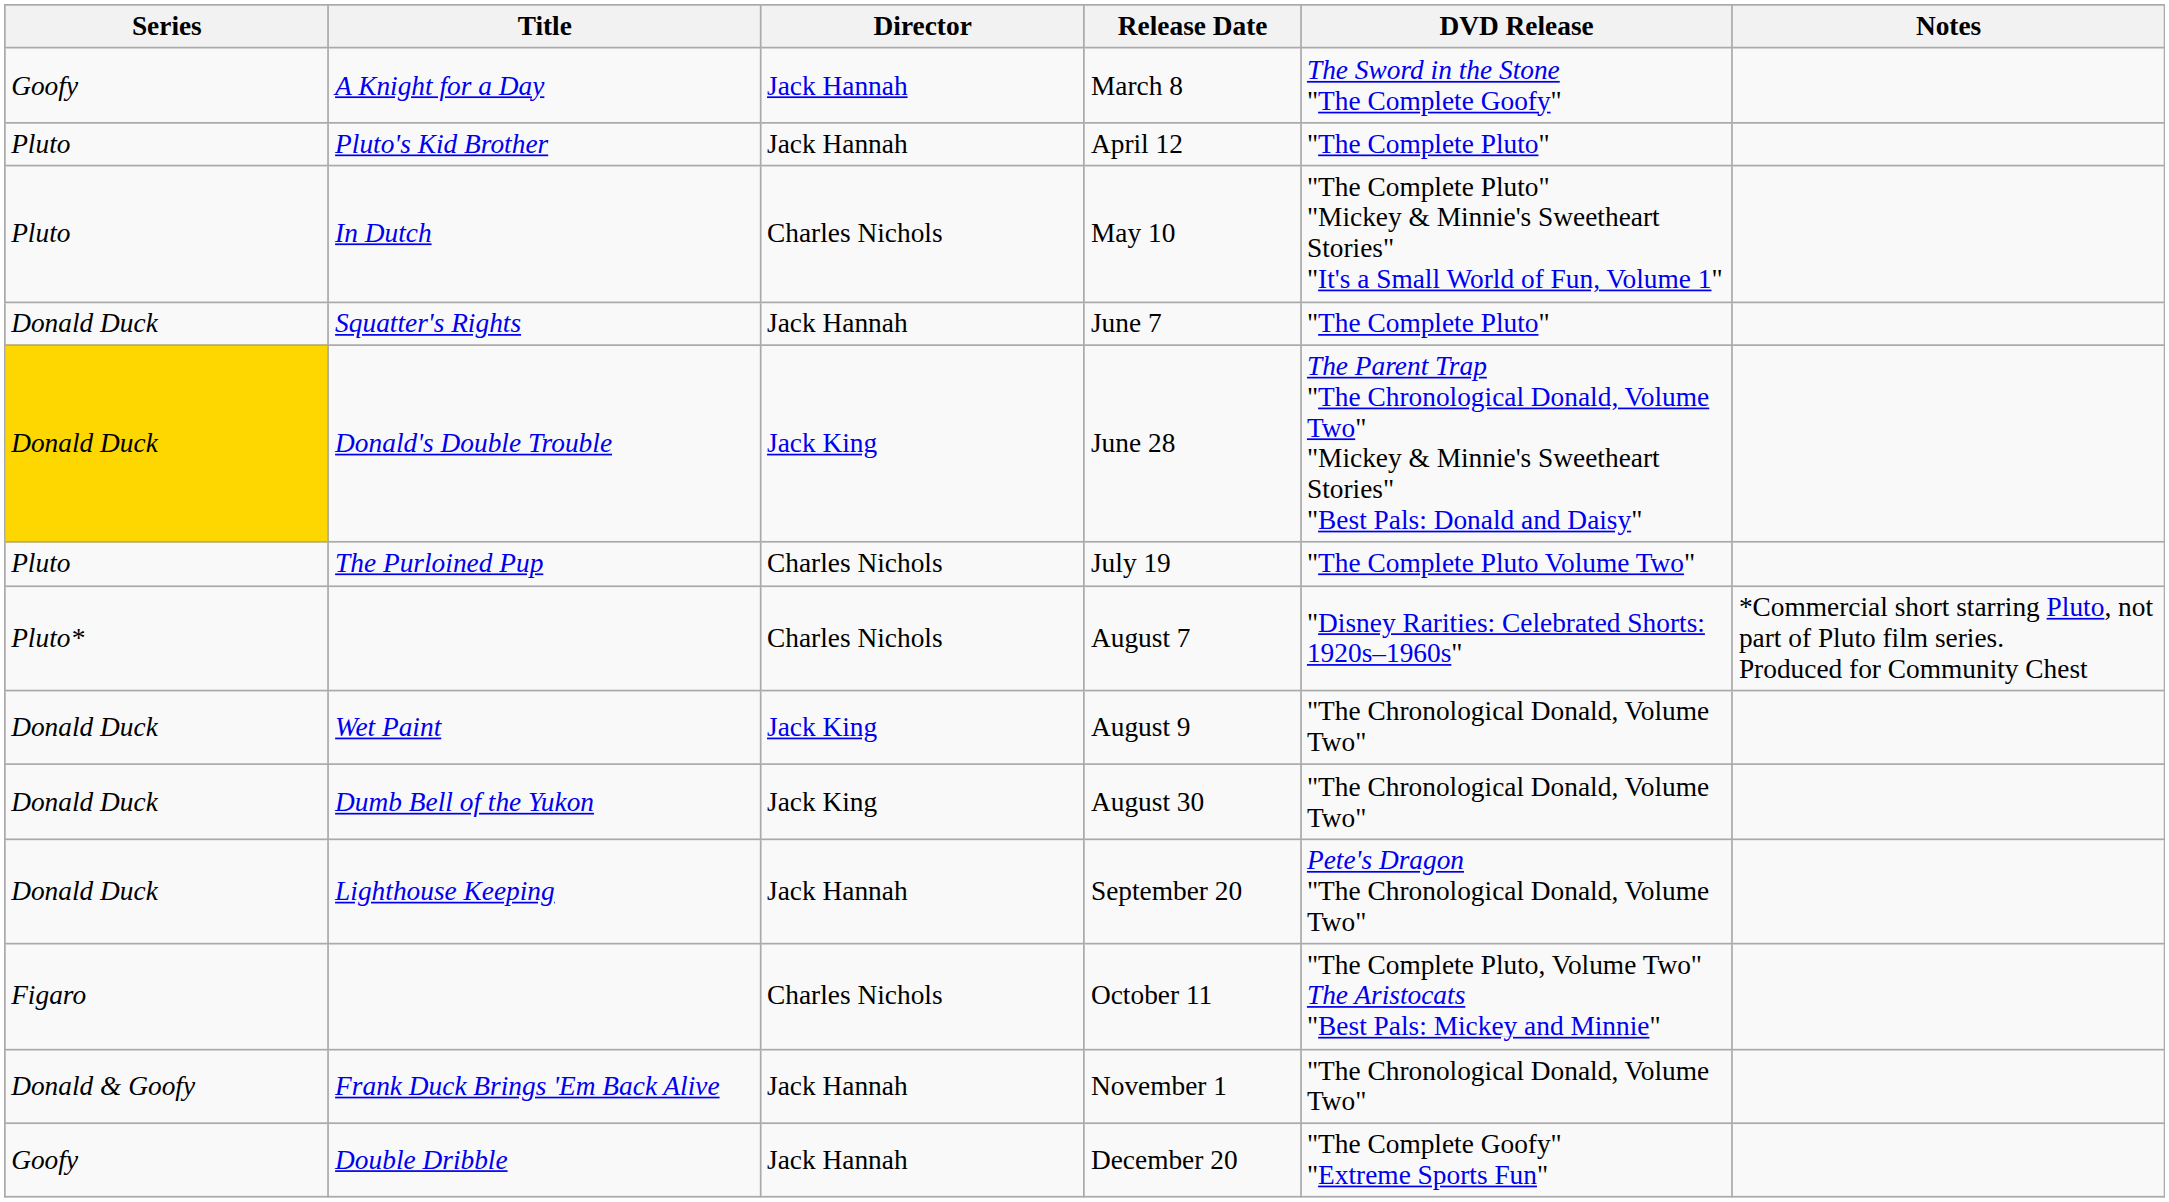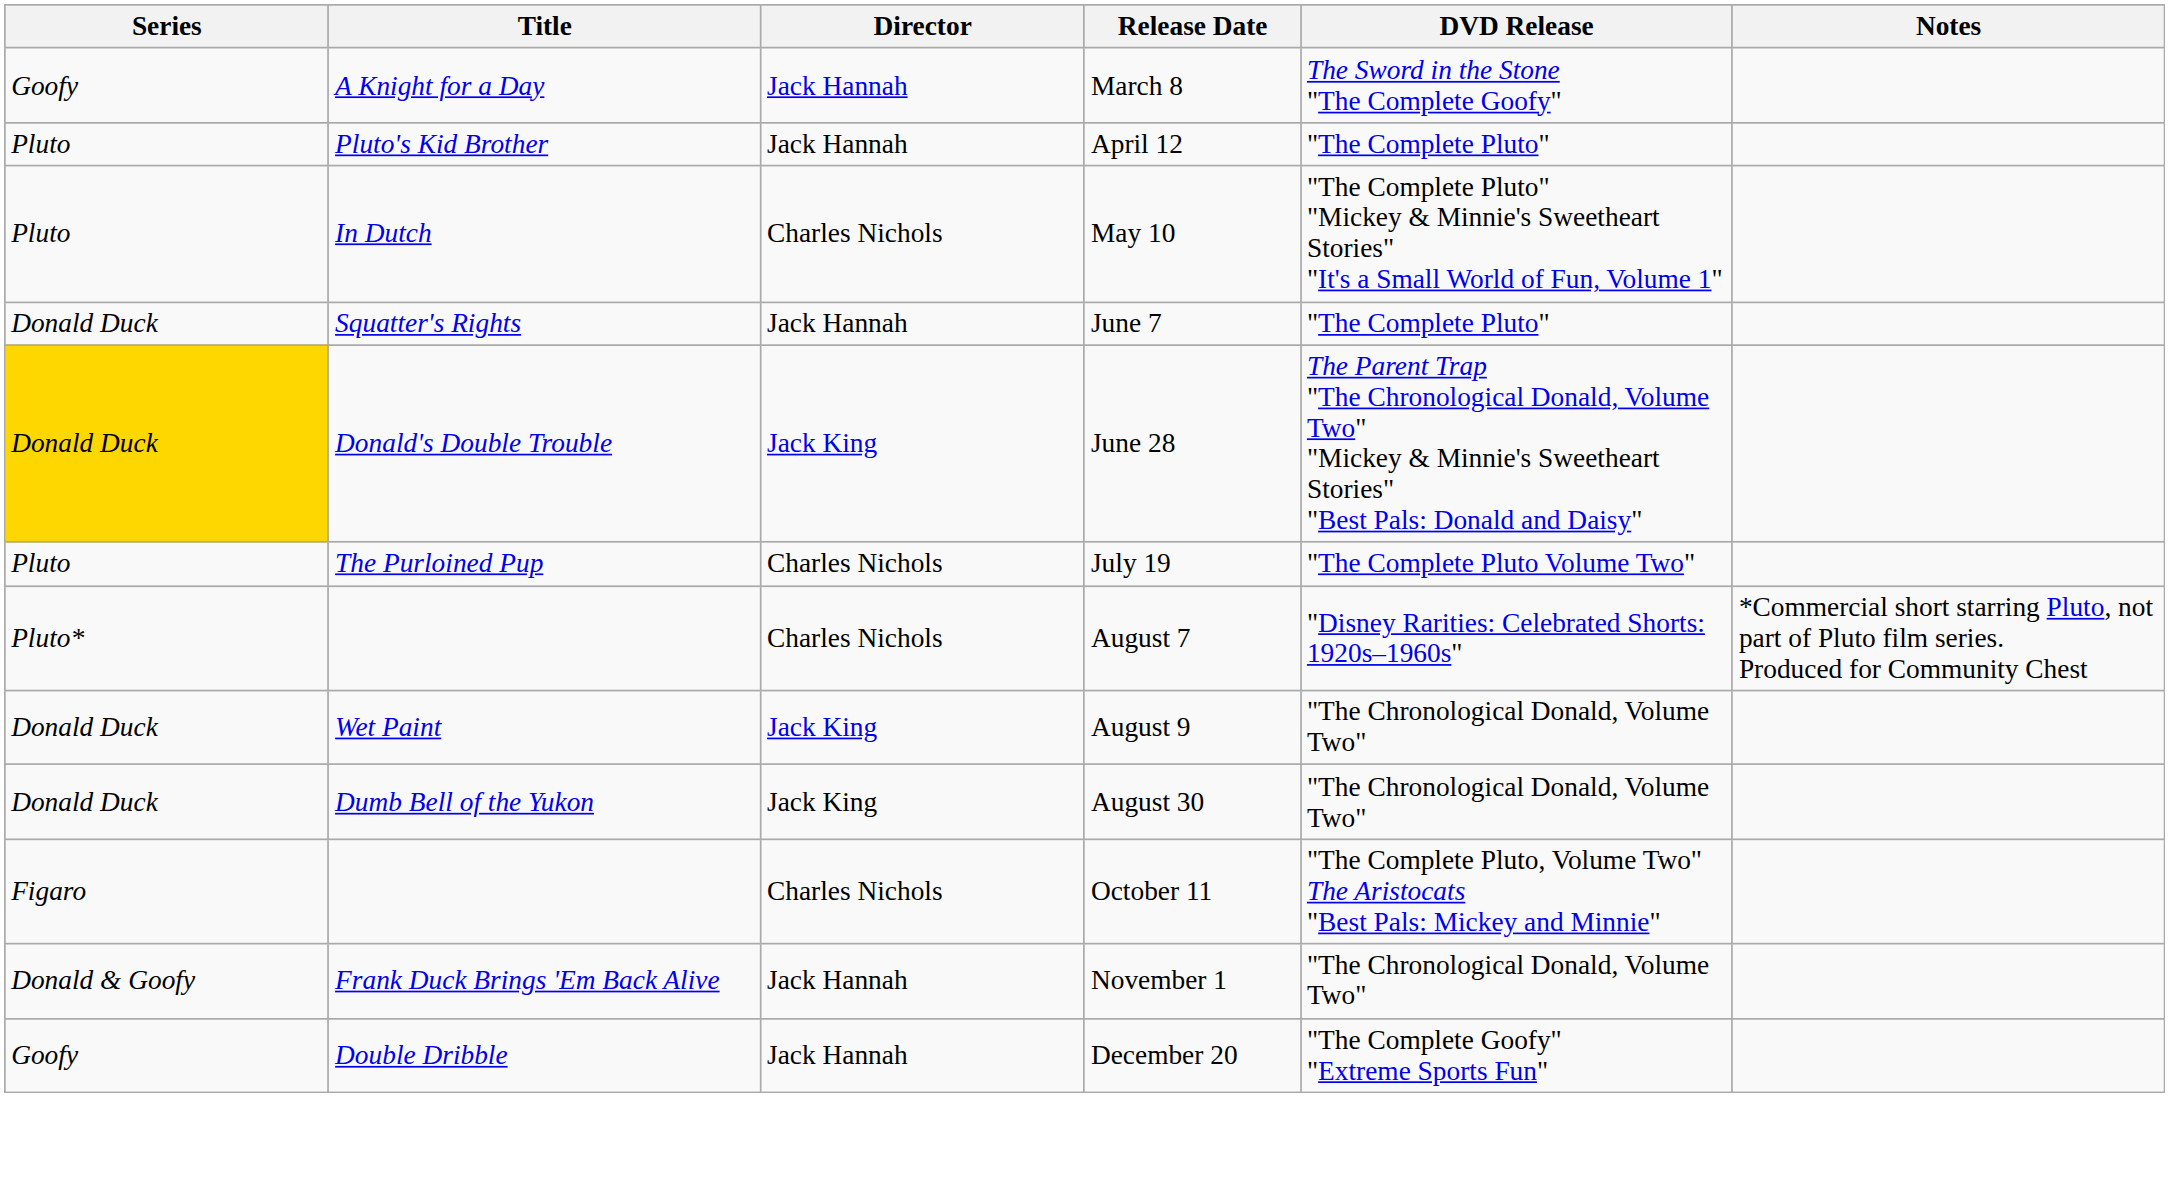- row: (1167, 891)
